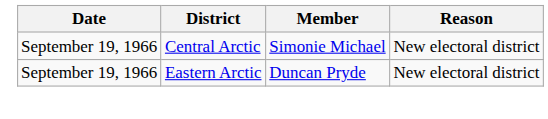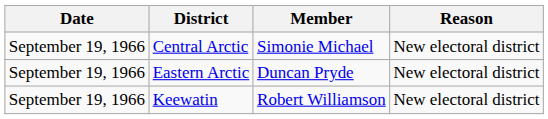+ row: (185, 99)
